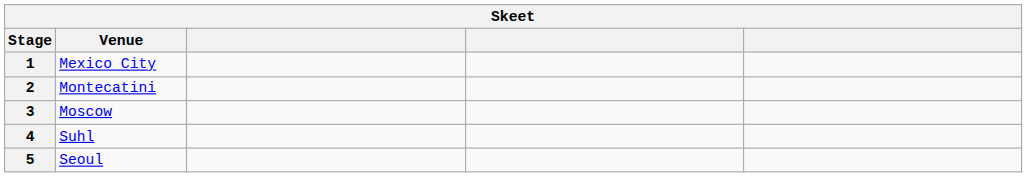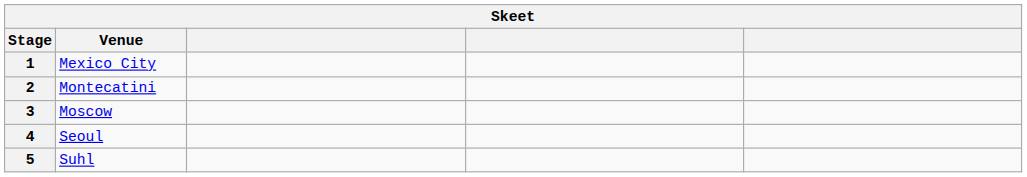(77, 136) Suhl -> (81, 136) Seoul
(81, 160) Seoul -> (77, 160) Suhl
